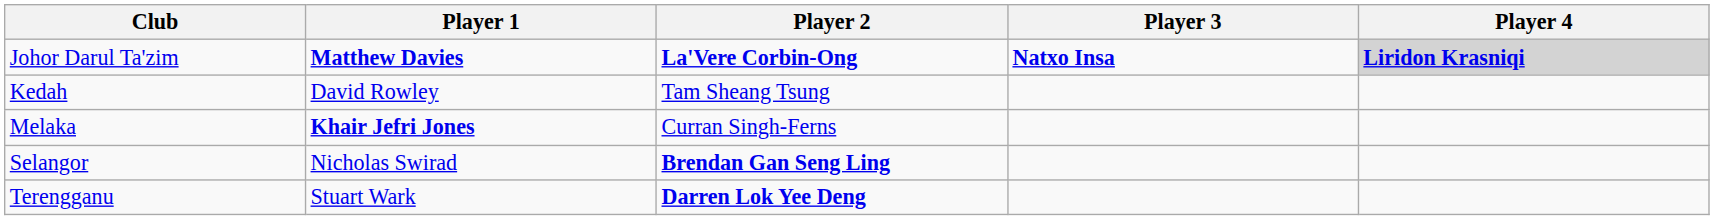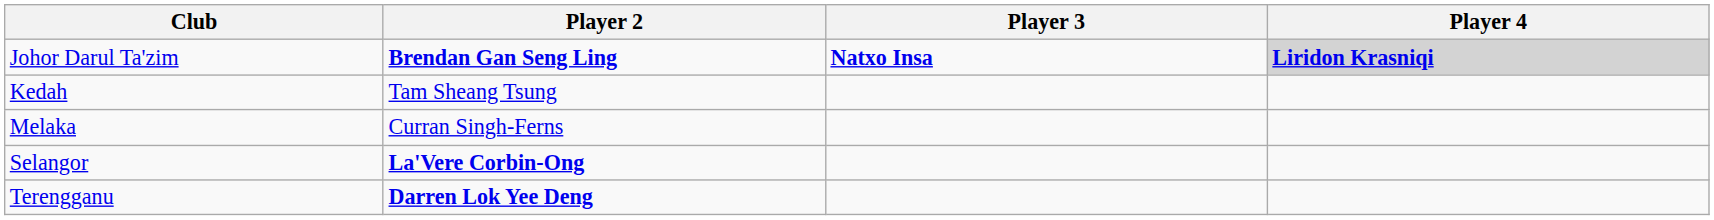- column: (481, 22)
(759, 57) La'Vere Corbin-Ong -> (503, 57) Brendan Gan Seng Ling
(776, 162) Brendan Gan Seng Ling -> (486, 162) La'Vere Corbin-Ong
